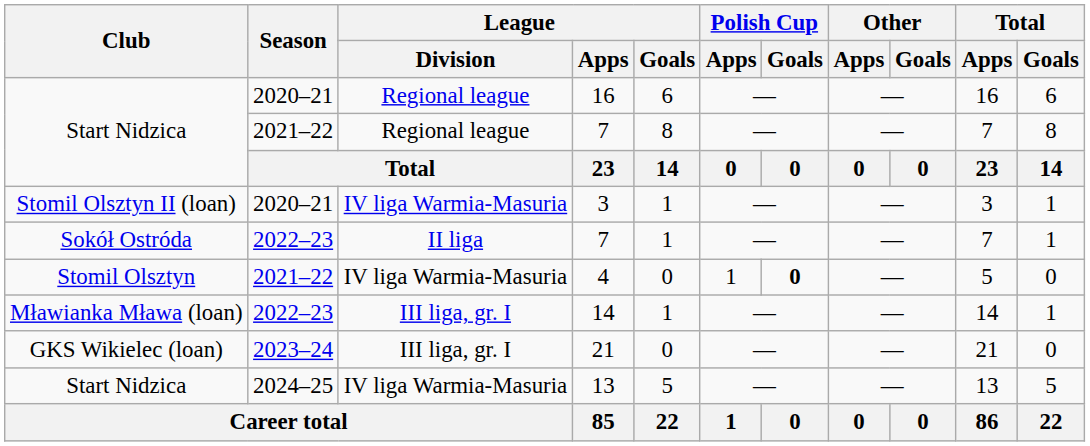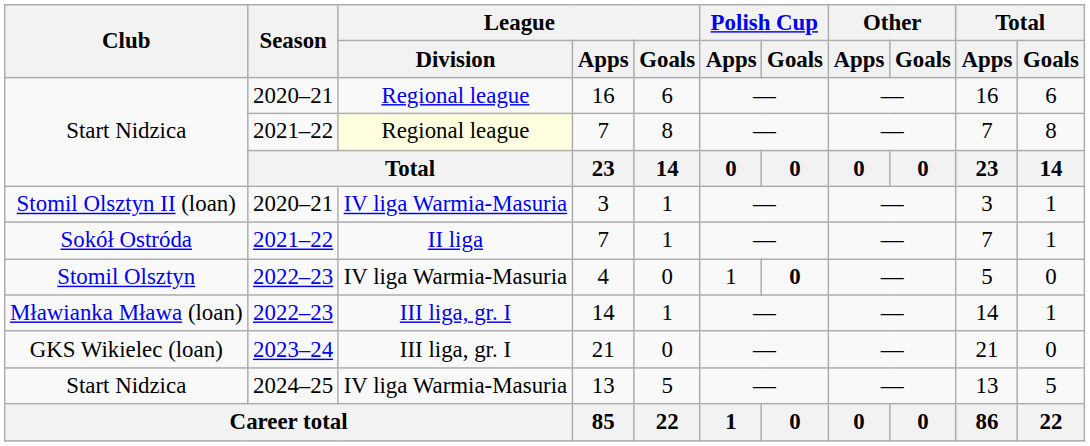(455, 131) no background -> (455, 131) lightyellow background
(293, 240) 2022–23 -> (293, 240) 2021–22
(293, 276) 2021–22 -> (293, 276) 2022–23
